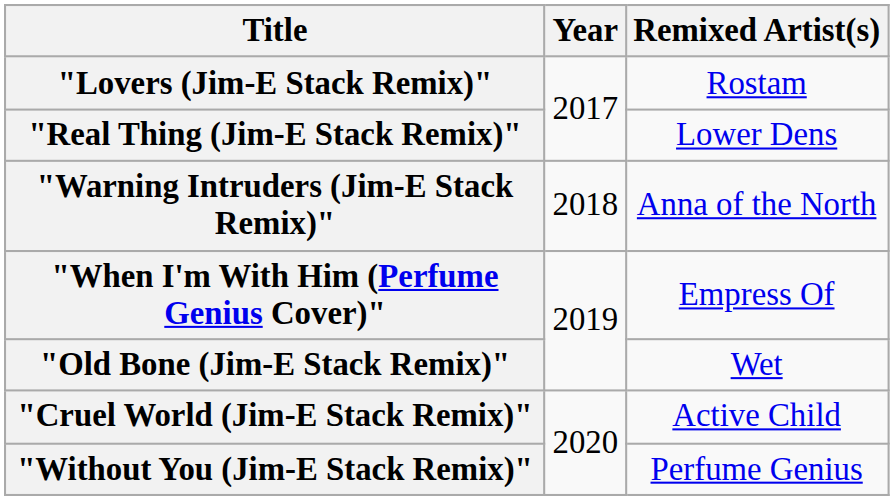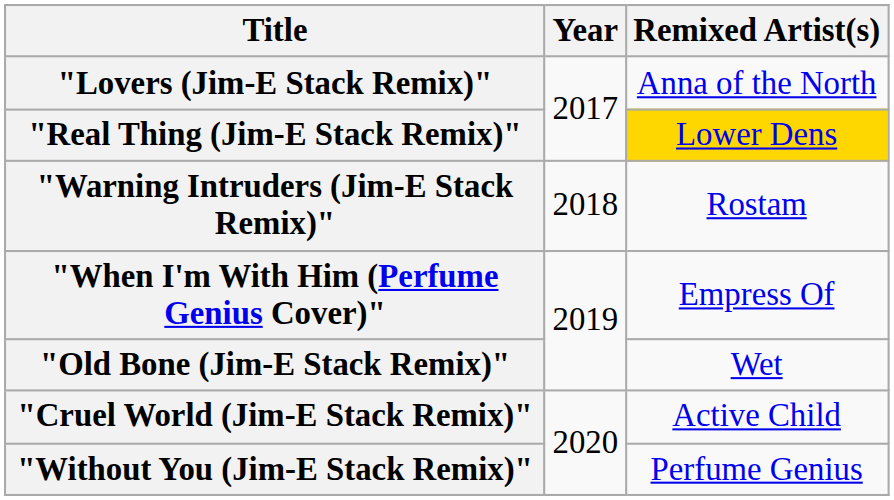(757, 82) Rostam -> (757, 82) Anna of the North
(757, 134) no background -> (757, 134) gold background
(757, 205) Anna of the North -> (757, 205) Rostam
